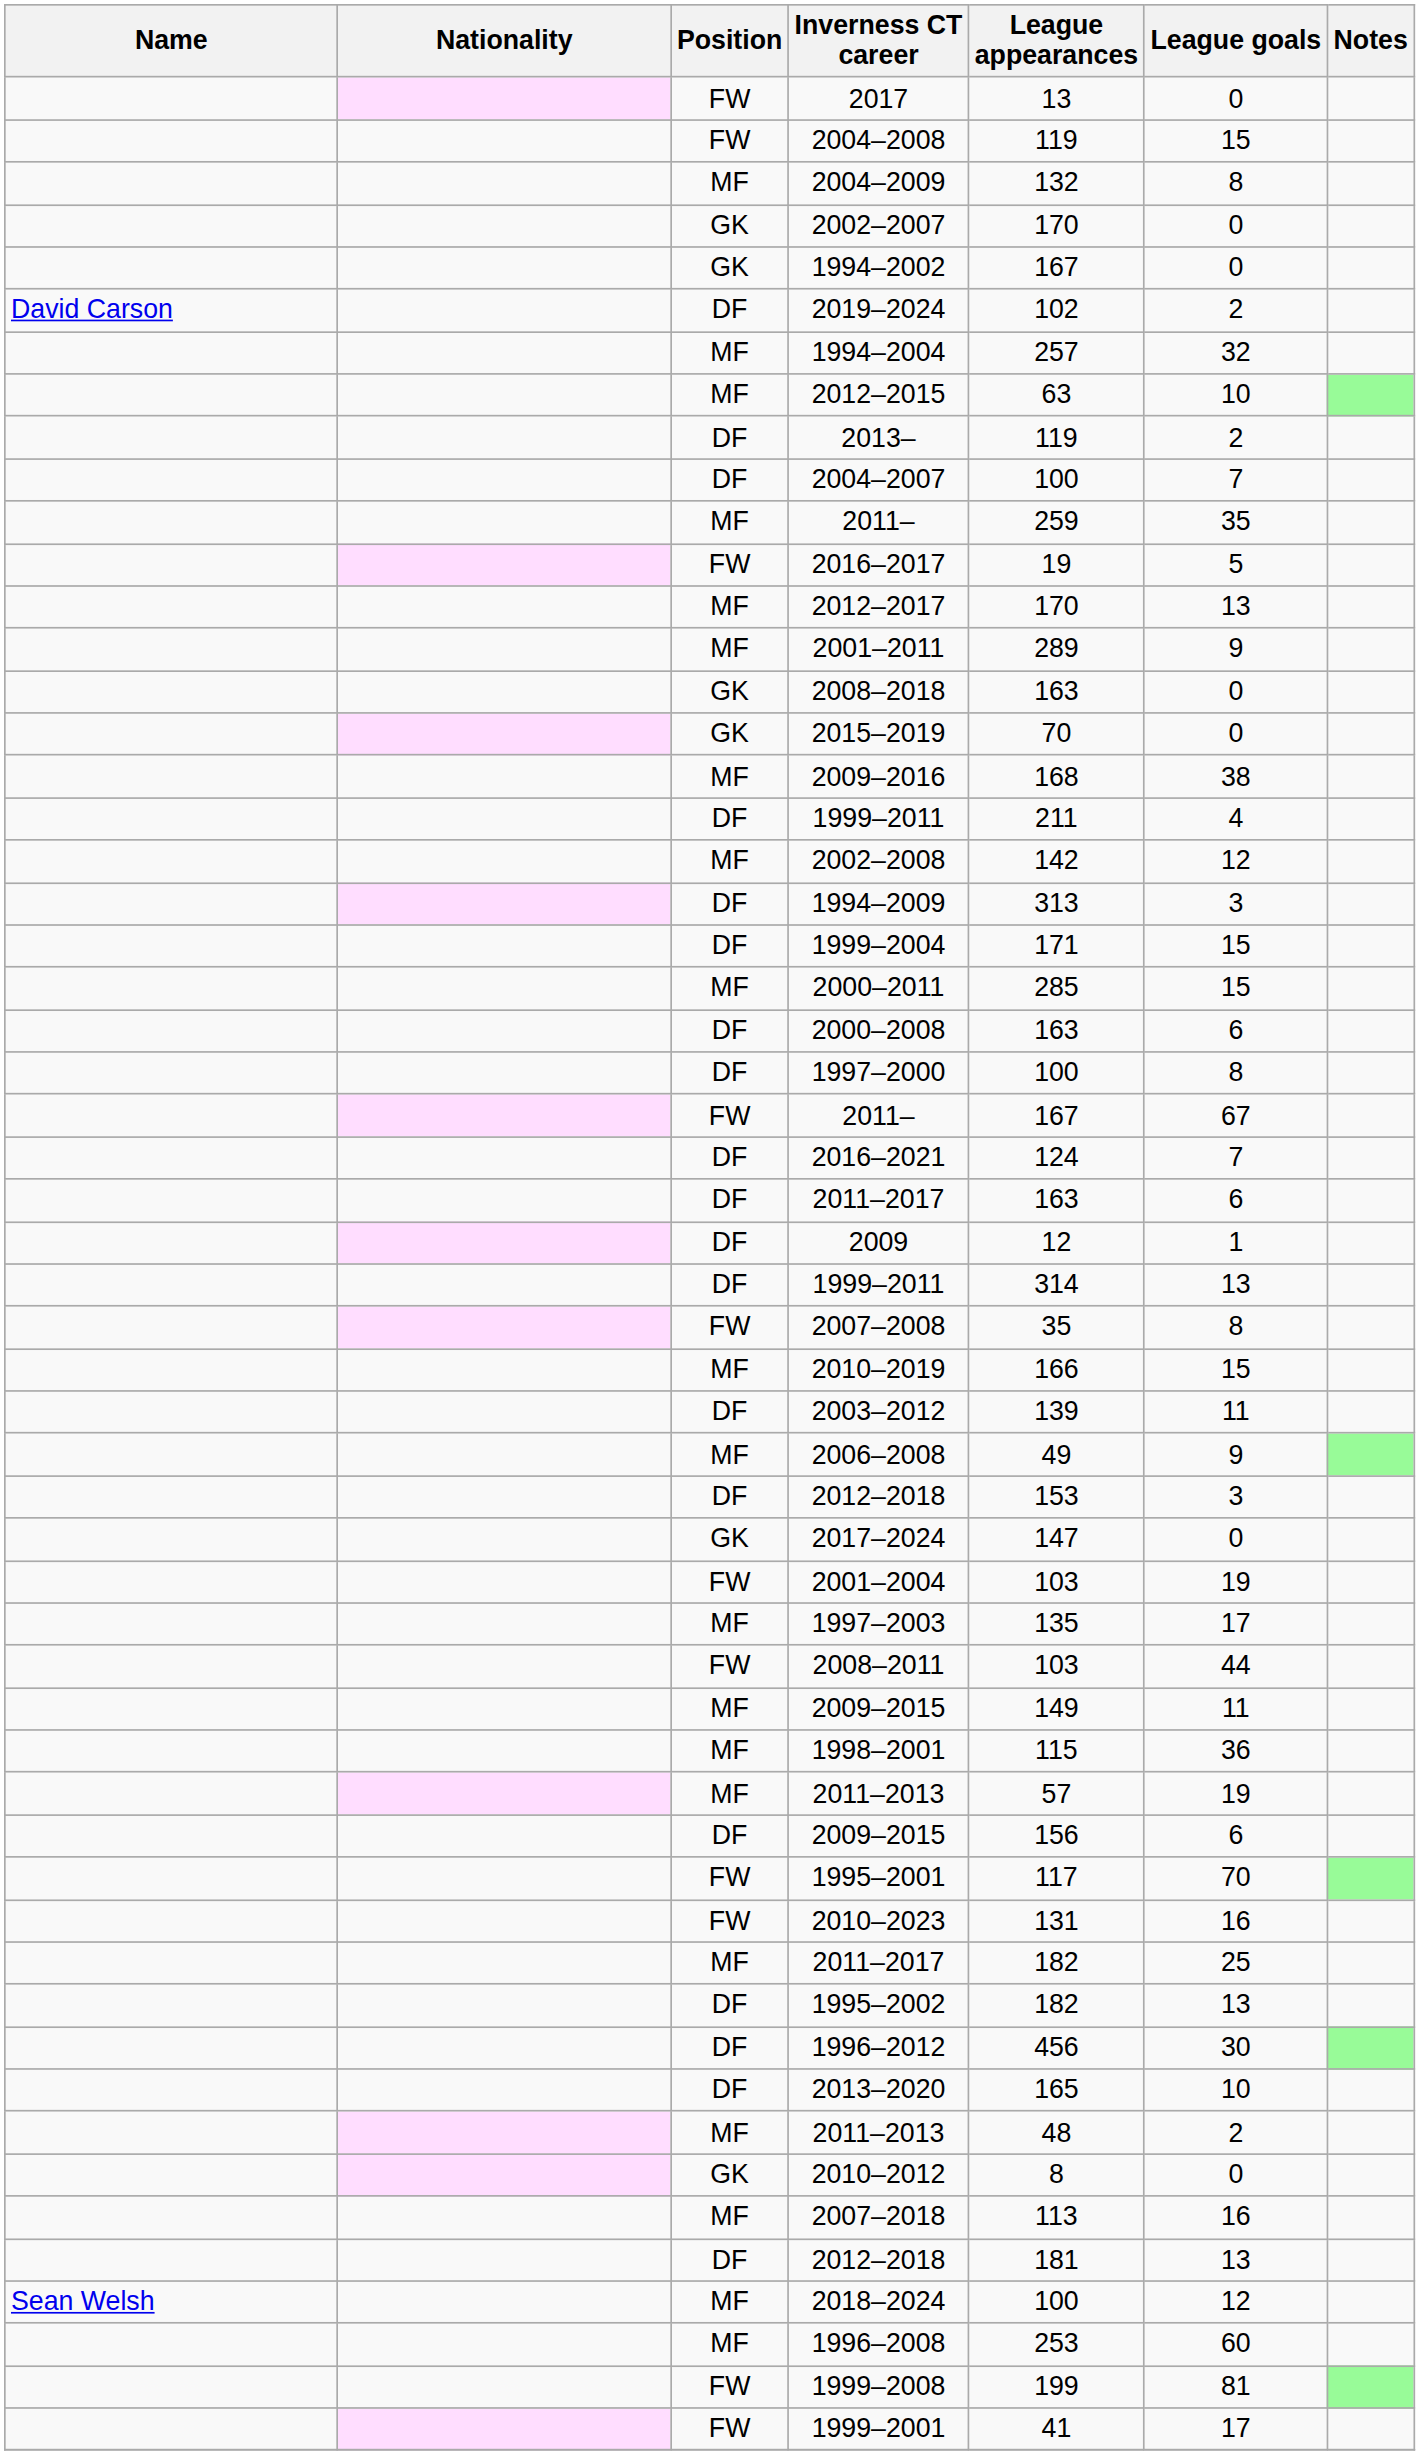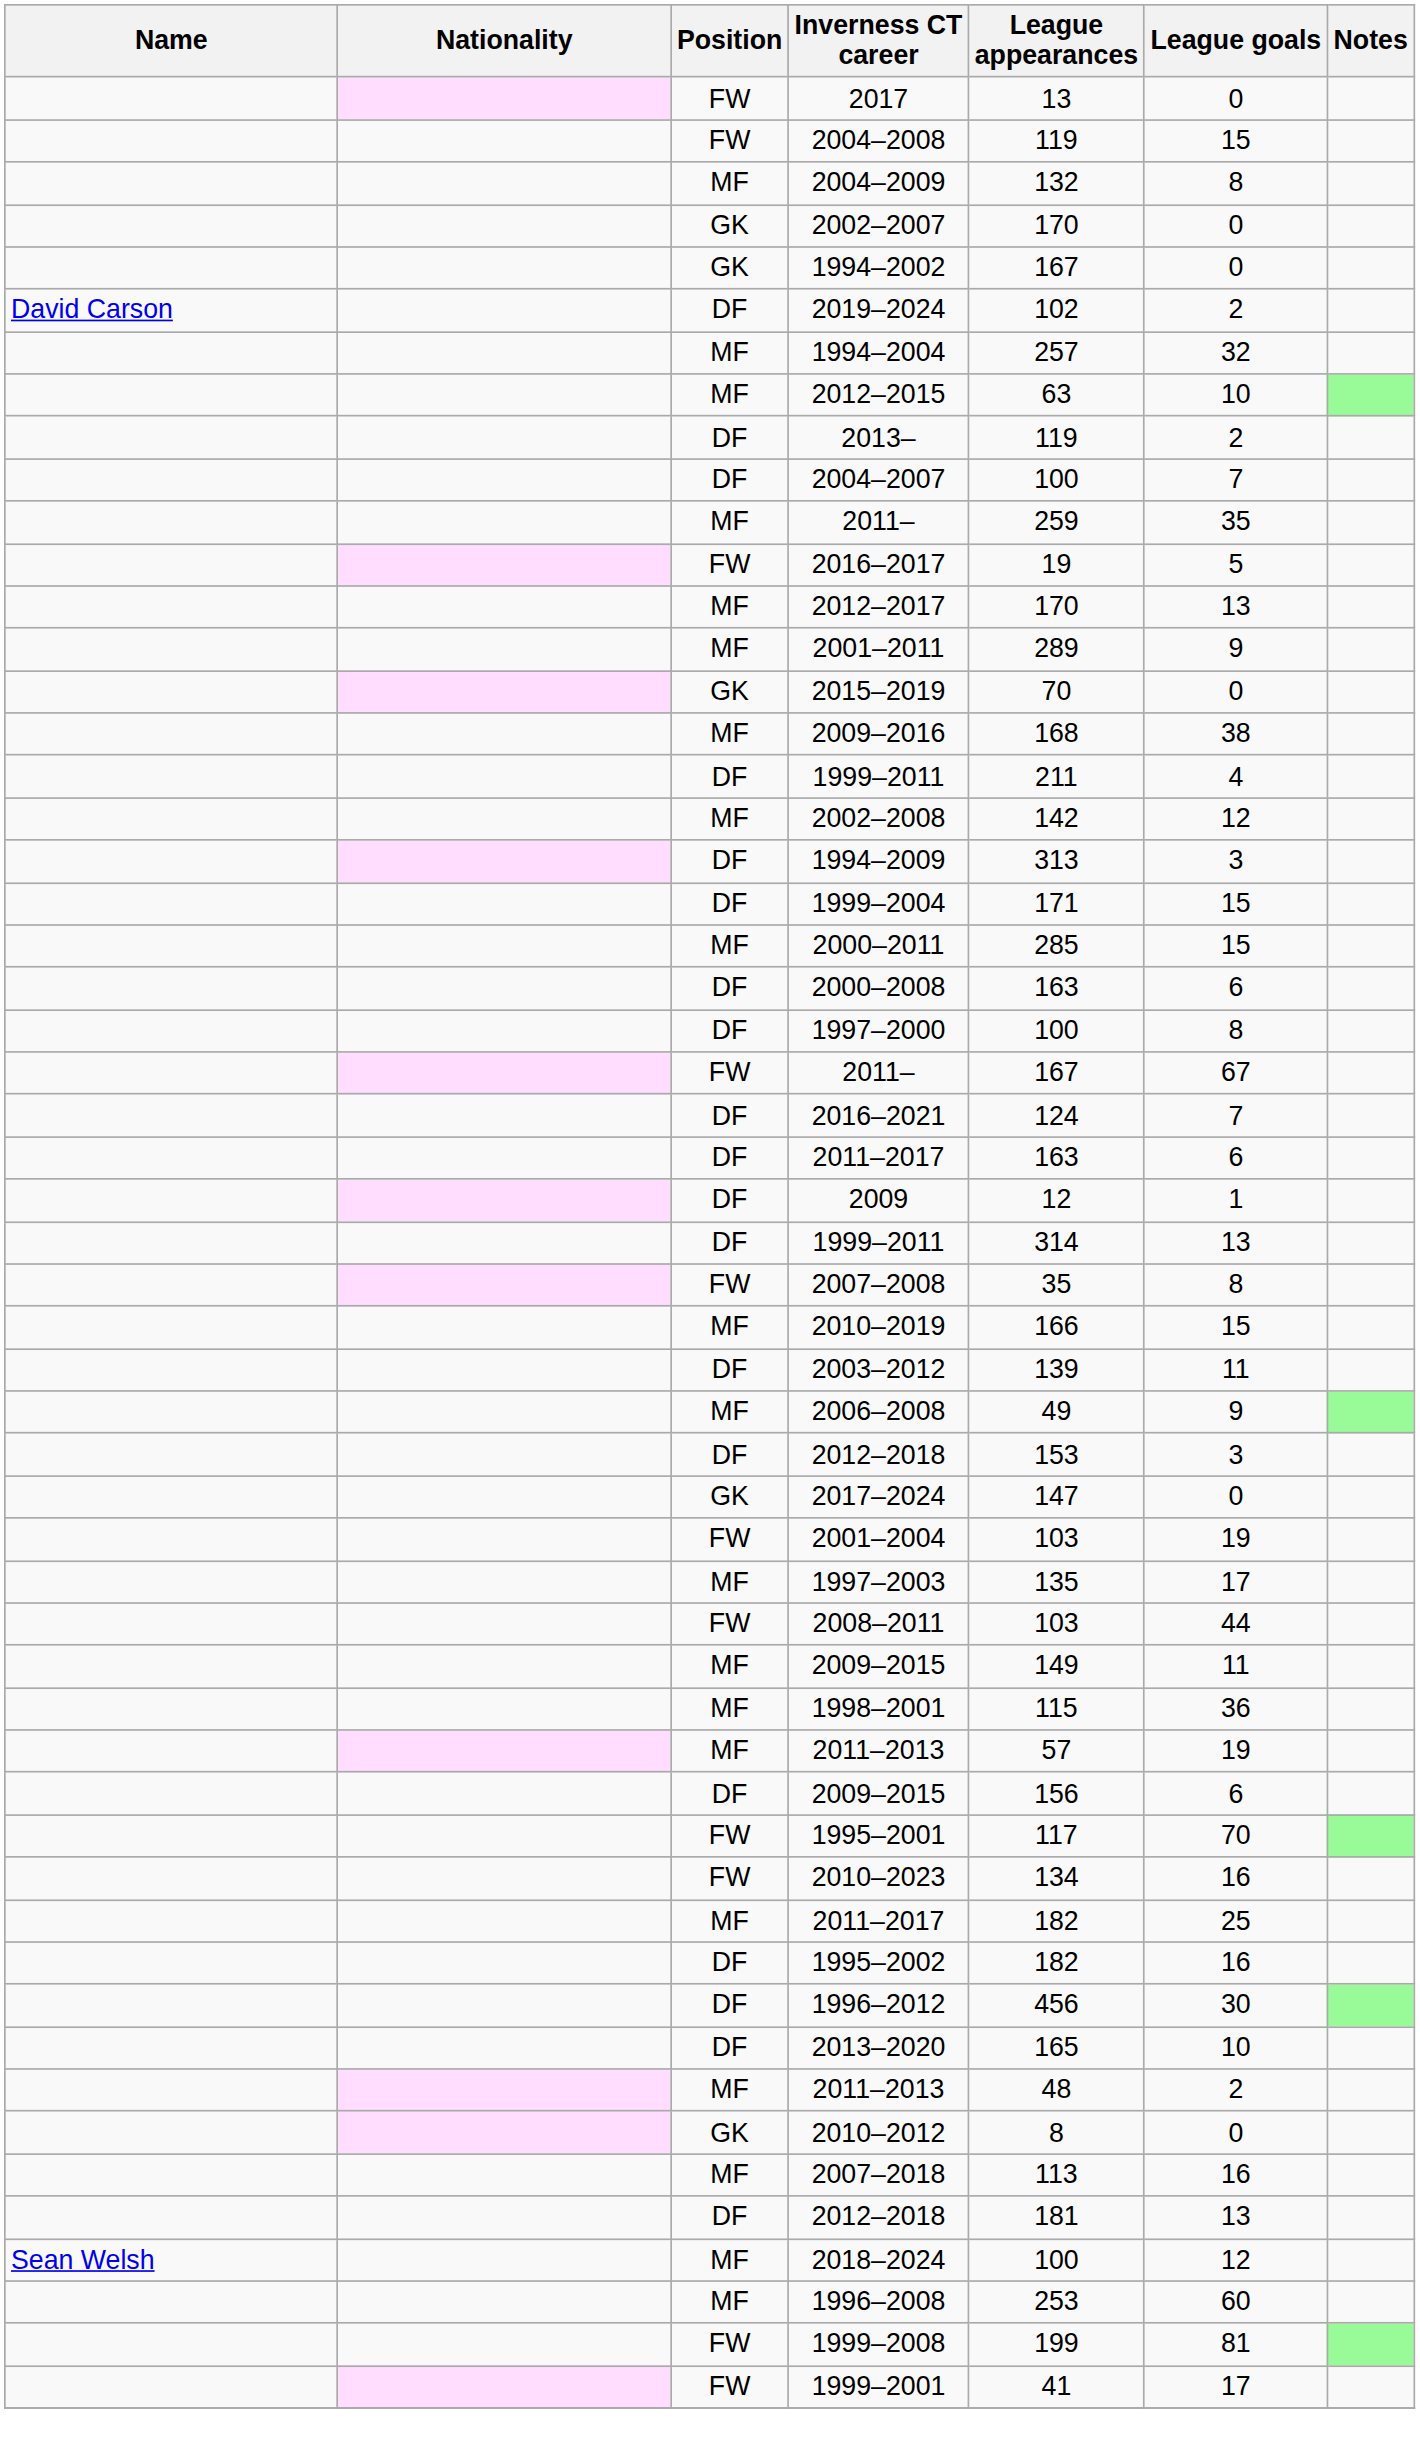- row: (730, 691)
(1056, 1920) 131 -> (1056, 1877) 134
(1236, 2005) 13 -> (1236, 1962) 16
